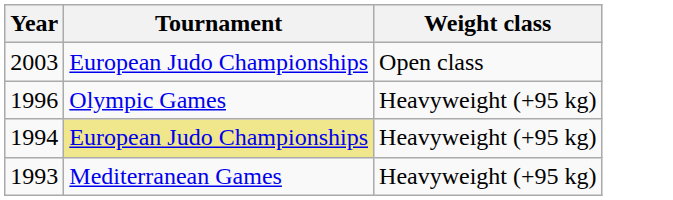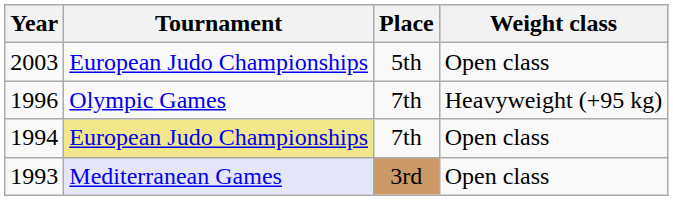+ column: (406, 23)
(488, 137) Heavyweight (+95 kg) -> (497, 137) Open class
(176, 175) no background -> (176, 175) lavender background
(488, 175) Heavyweight (+95 kg) -> (497, 175) Open class
